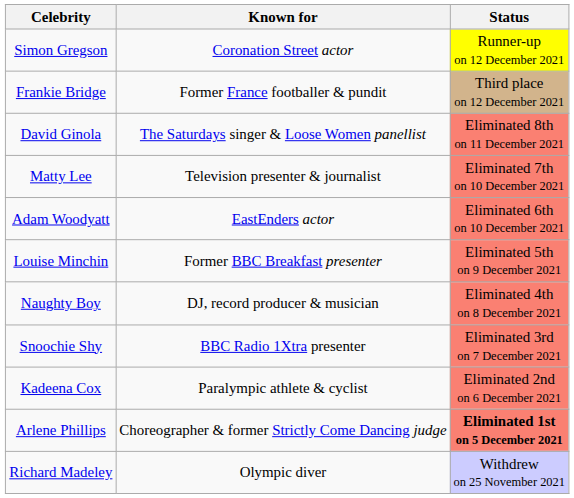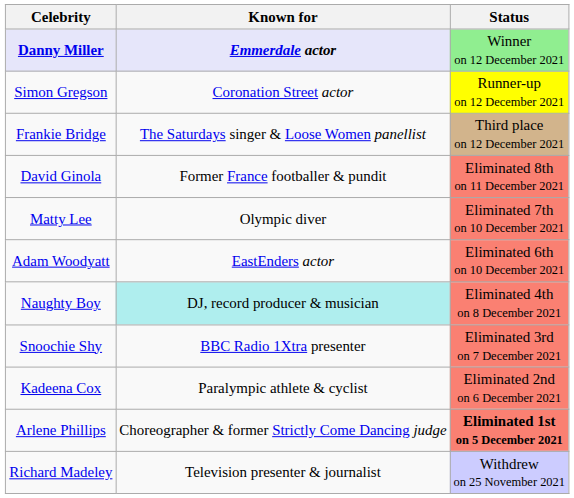+ row: (61, 50)
(283, 92) Former France footballer & pundit -> (283, 134) The Saturdays singer & Loose Women panellist
(283, 134) The Saturdays singer & Loose Women panellist -> (283, 176) Former France footballer & pundit
(283, 176) Television presenter & journalist -> (283, 218) Olympic diver
- row: (61, 261)
(283, 303) no background -> (283, 303) paleturquoise background
(283, 472) Olympic diver -> (283, 472) Television presenter & journalist
